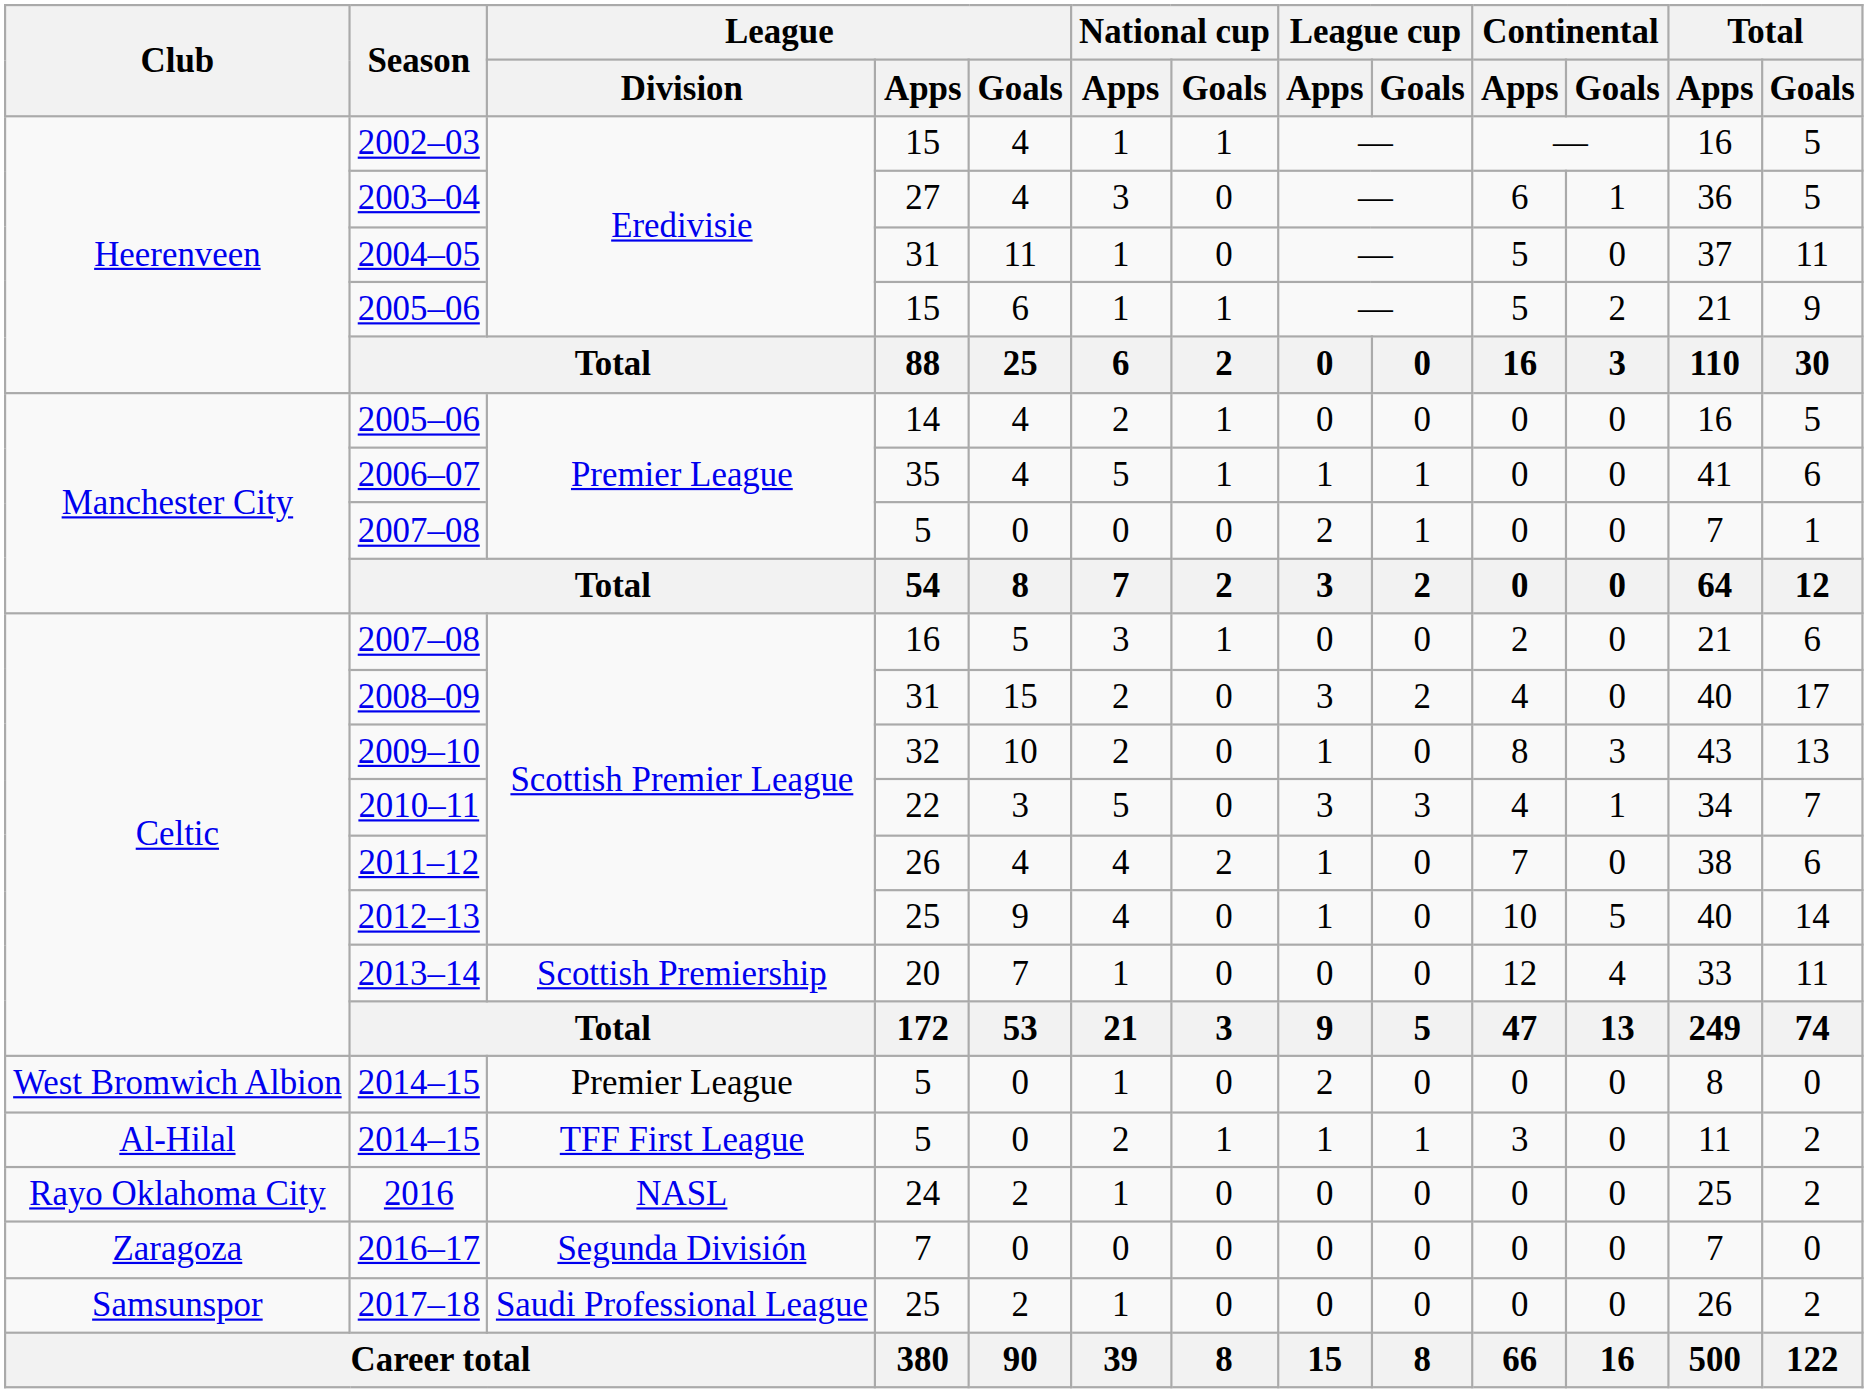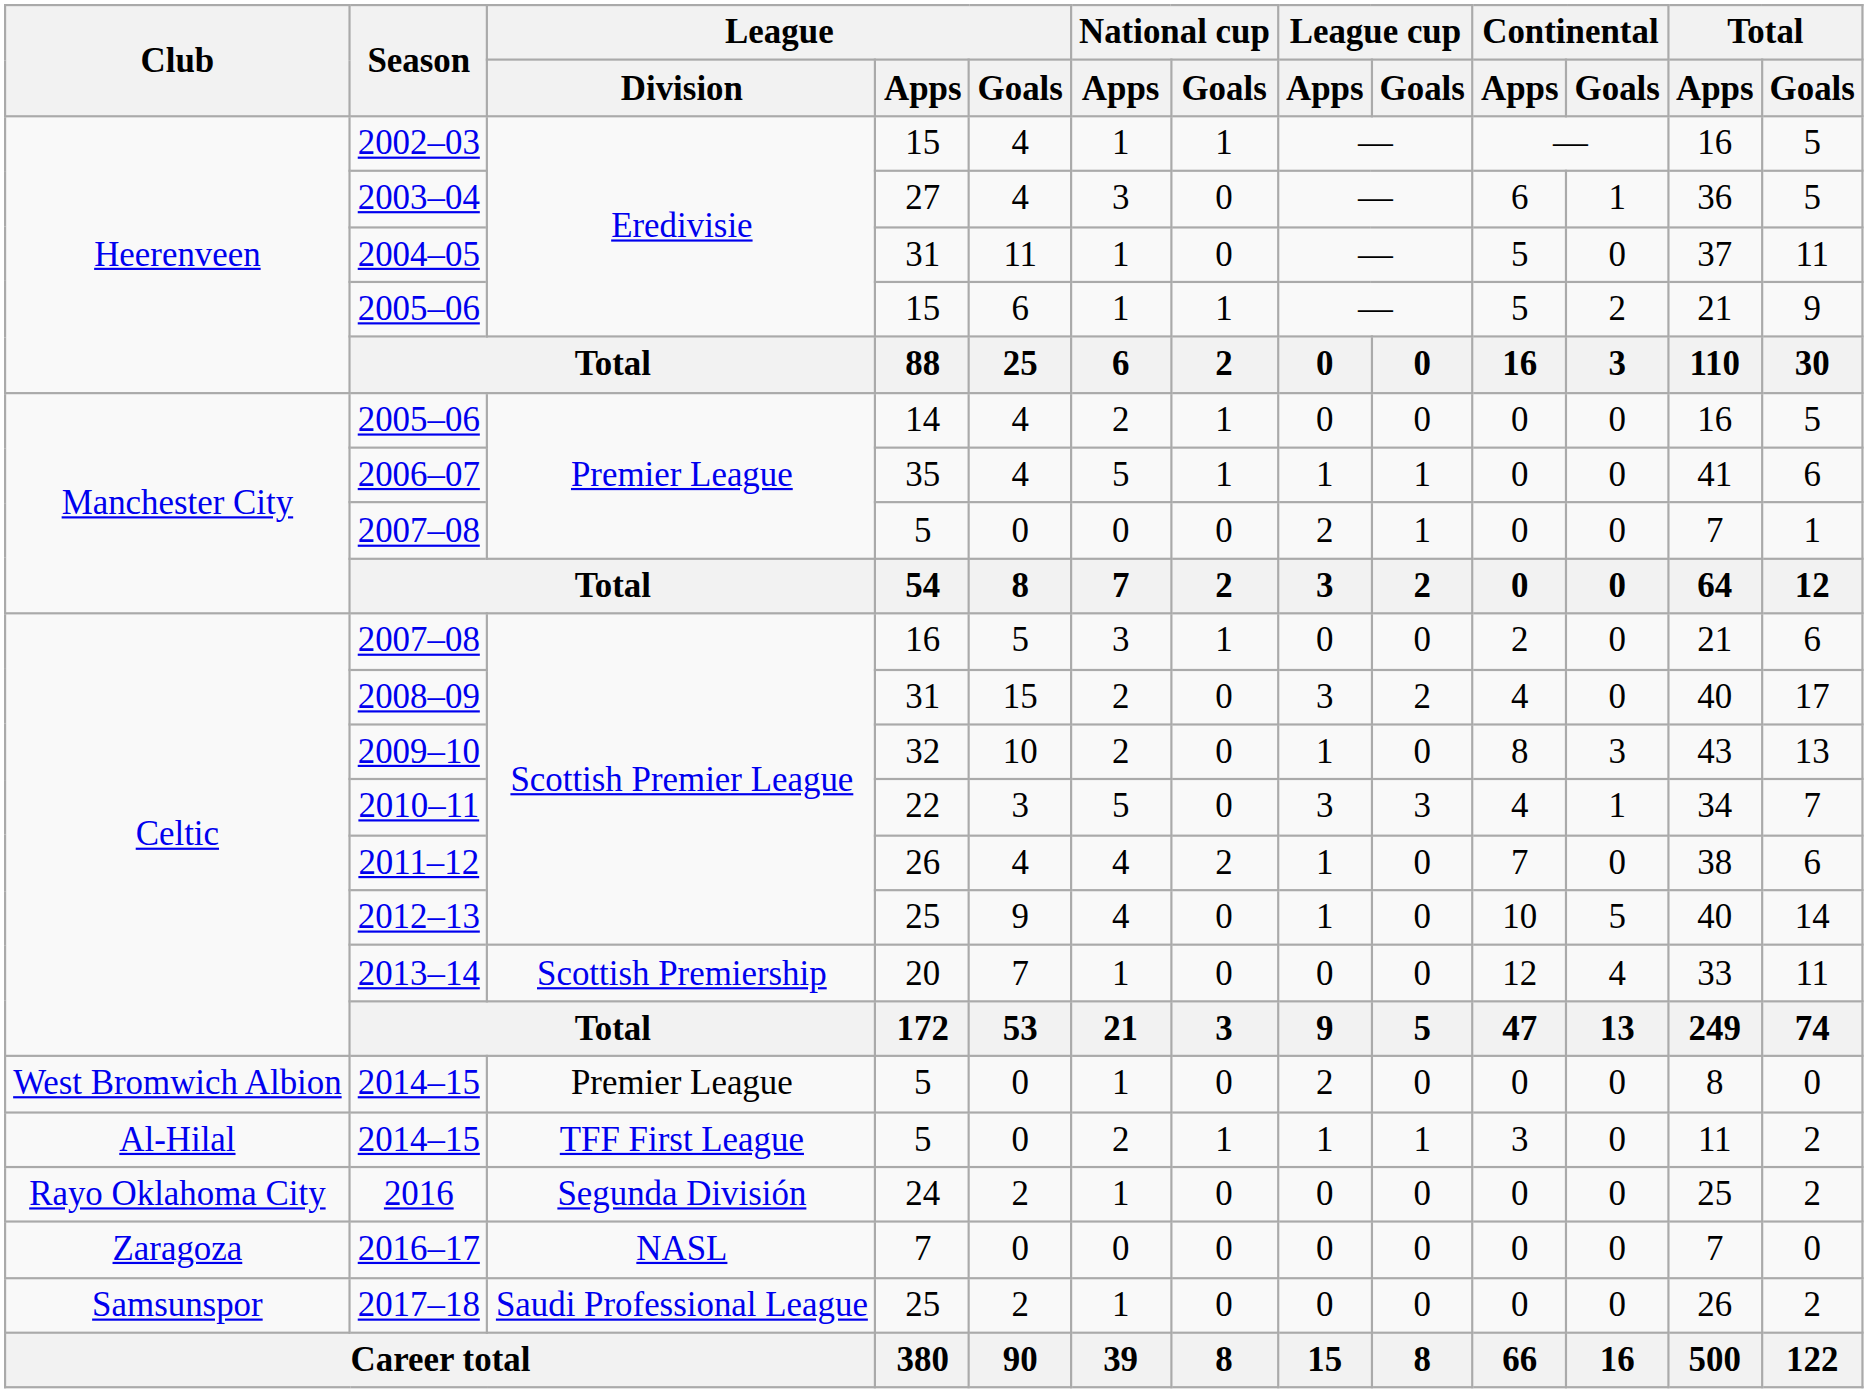(682, 1193) NASL -> (682, 1193) Segunda División
(682, 1249) Segunda División -> (682, 1249) NASL
